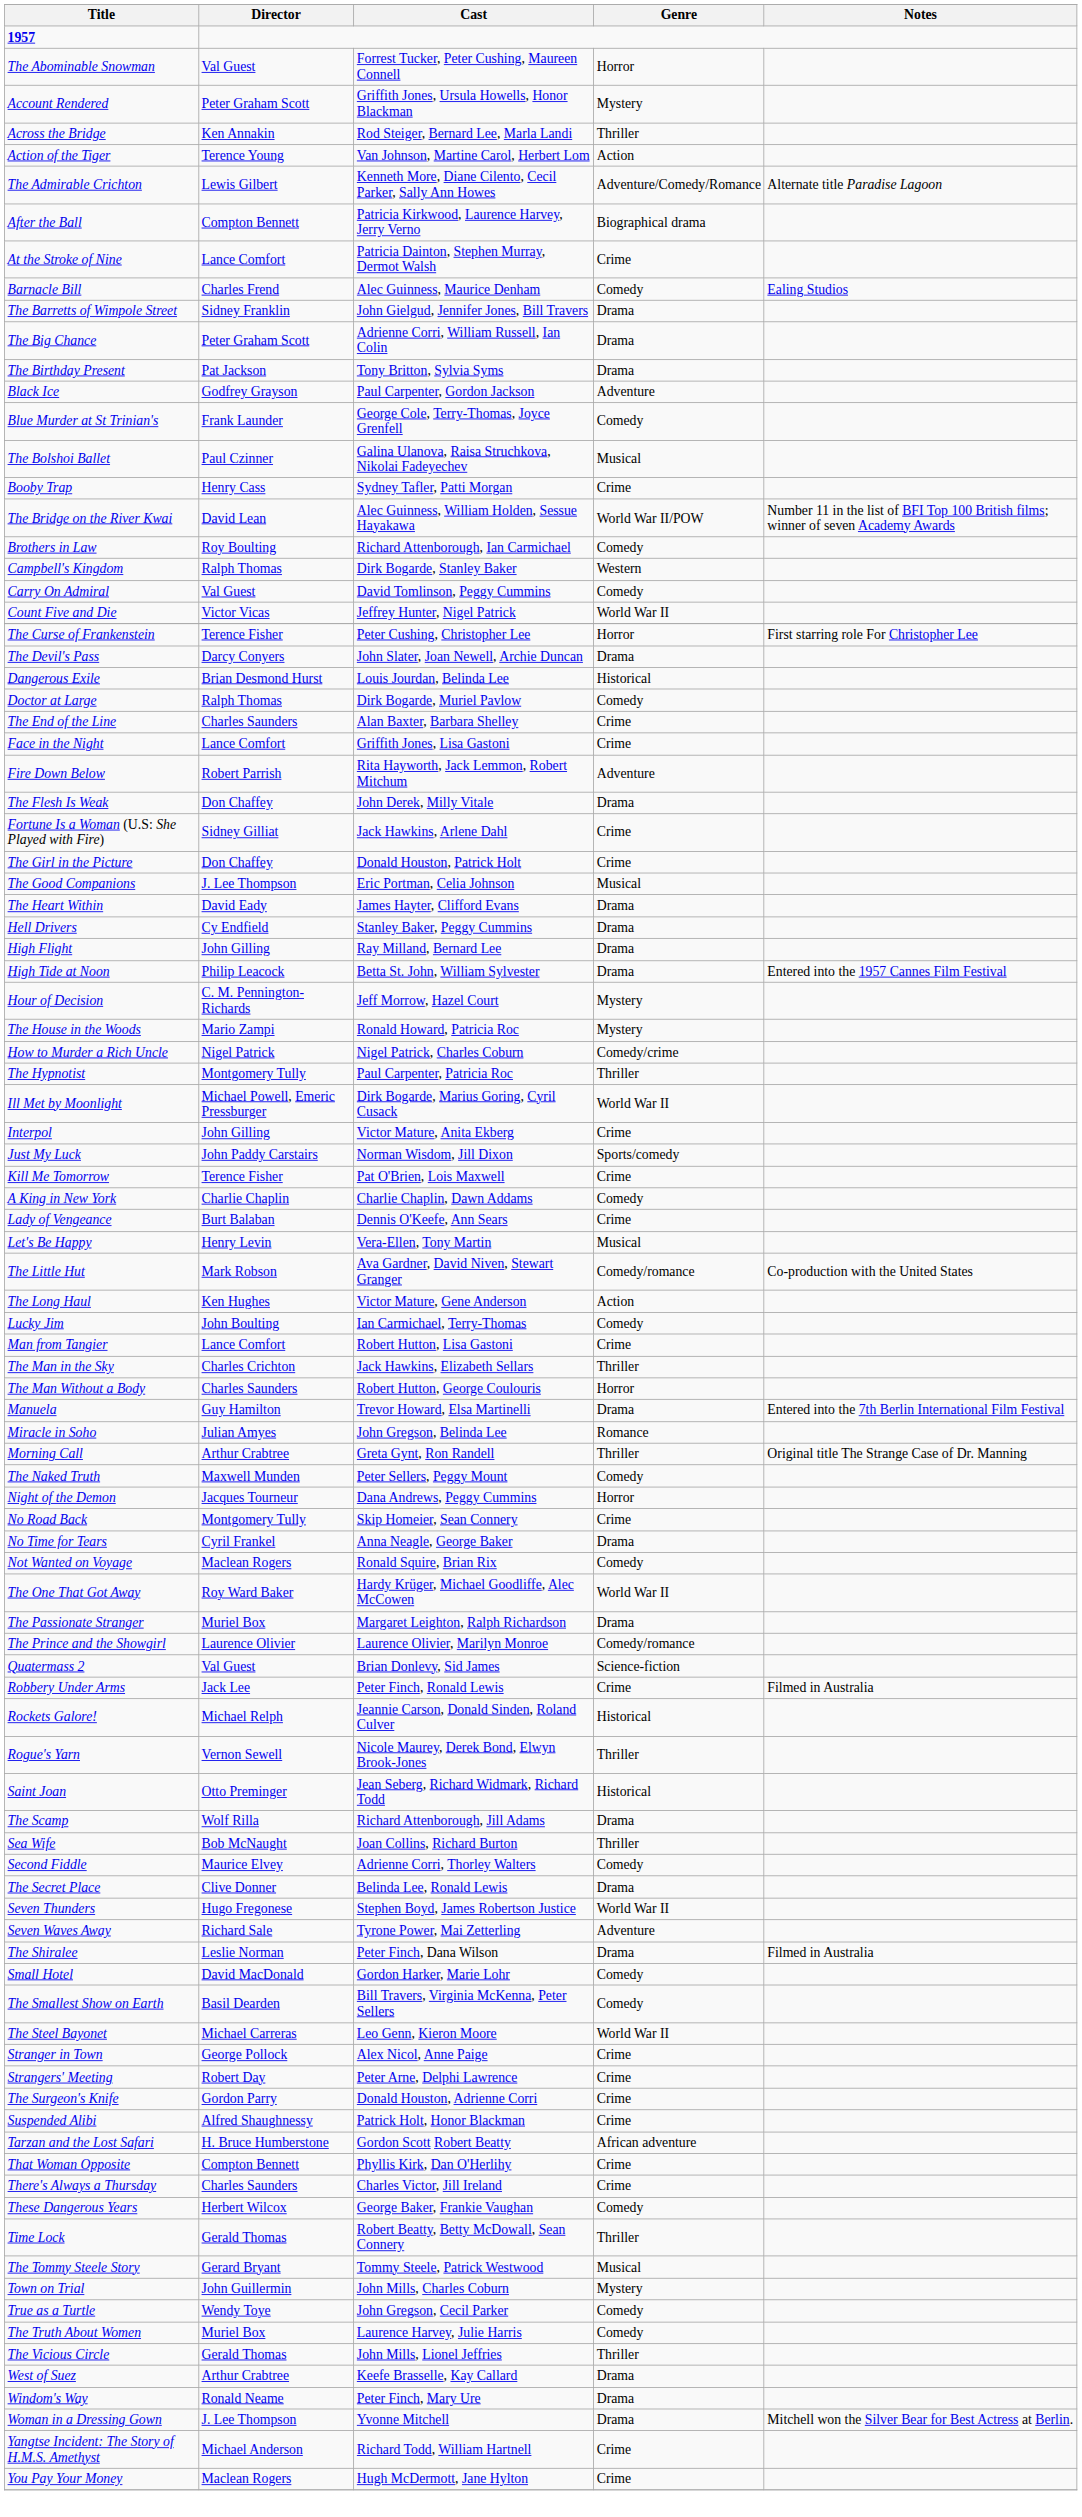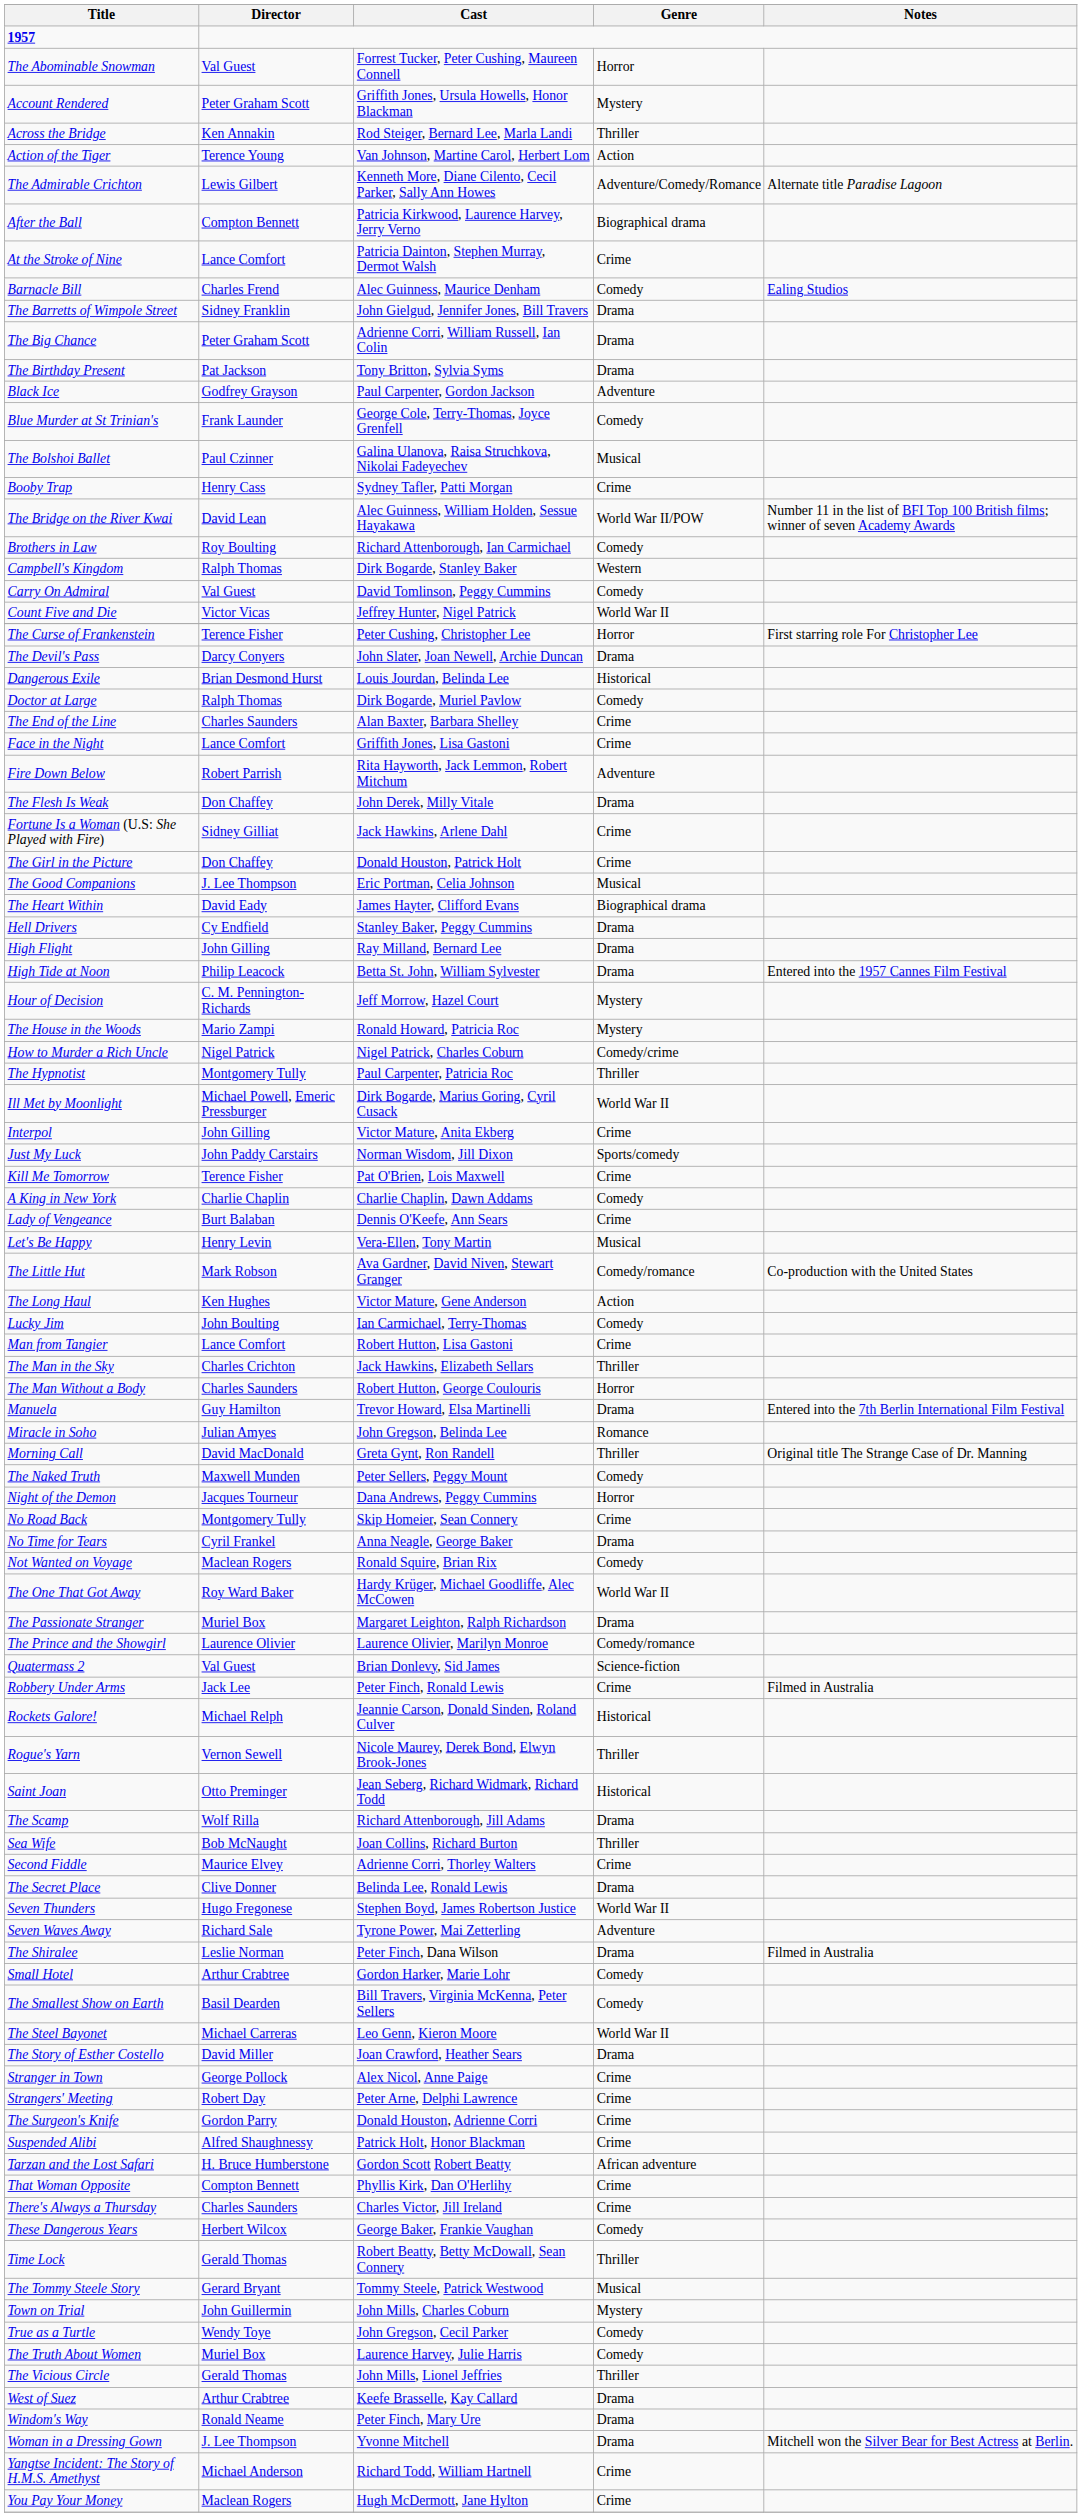(615, 905) Drama -> (651, 905) Biographical drama
(245, 1454) Arthur Crabtree -> (253, 1454) David MacDonald
(620, 1865) Comedy -> (614, 1865) Crime
(253, 1974) David MacDonald -> (245, 1974) Arthur Crabtree
+ row: (86, 2055)
